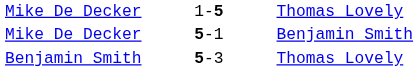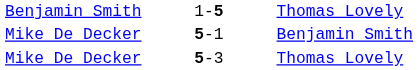(73, 11) Mike De Decker -> (73, 11) Benjamin Smith
(73, 59) Benjamin Smith -> (73, 59) Mike De Decker
